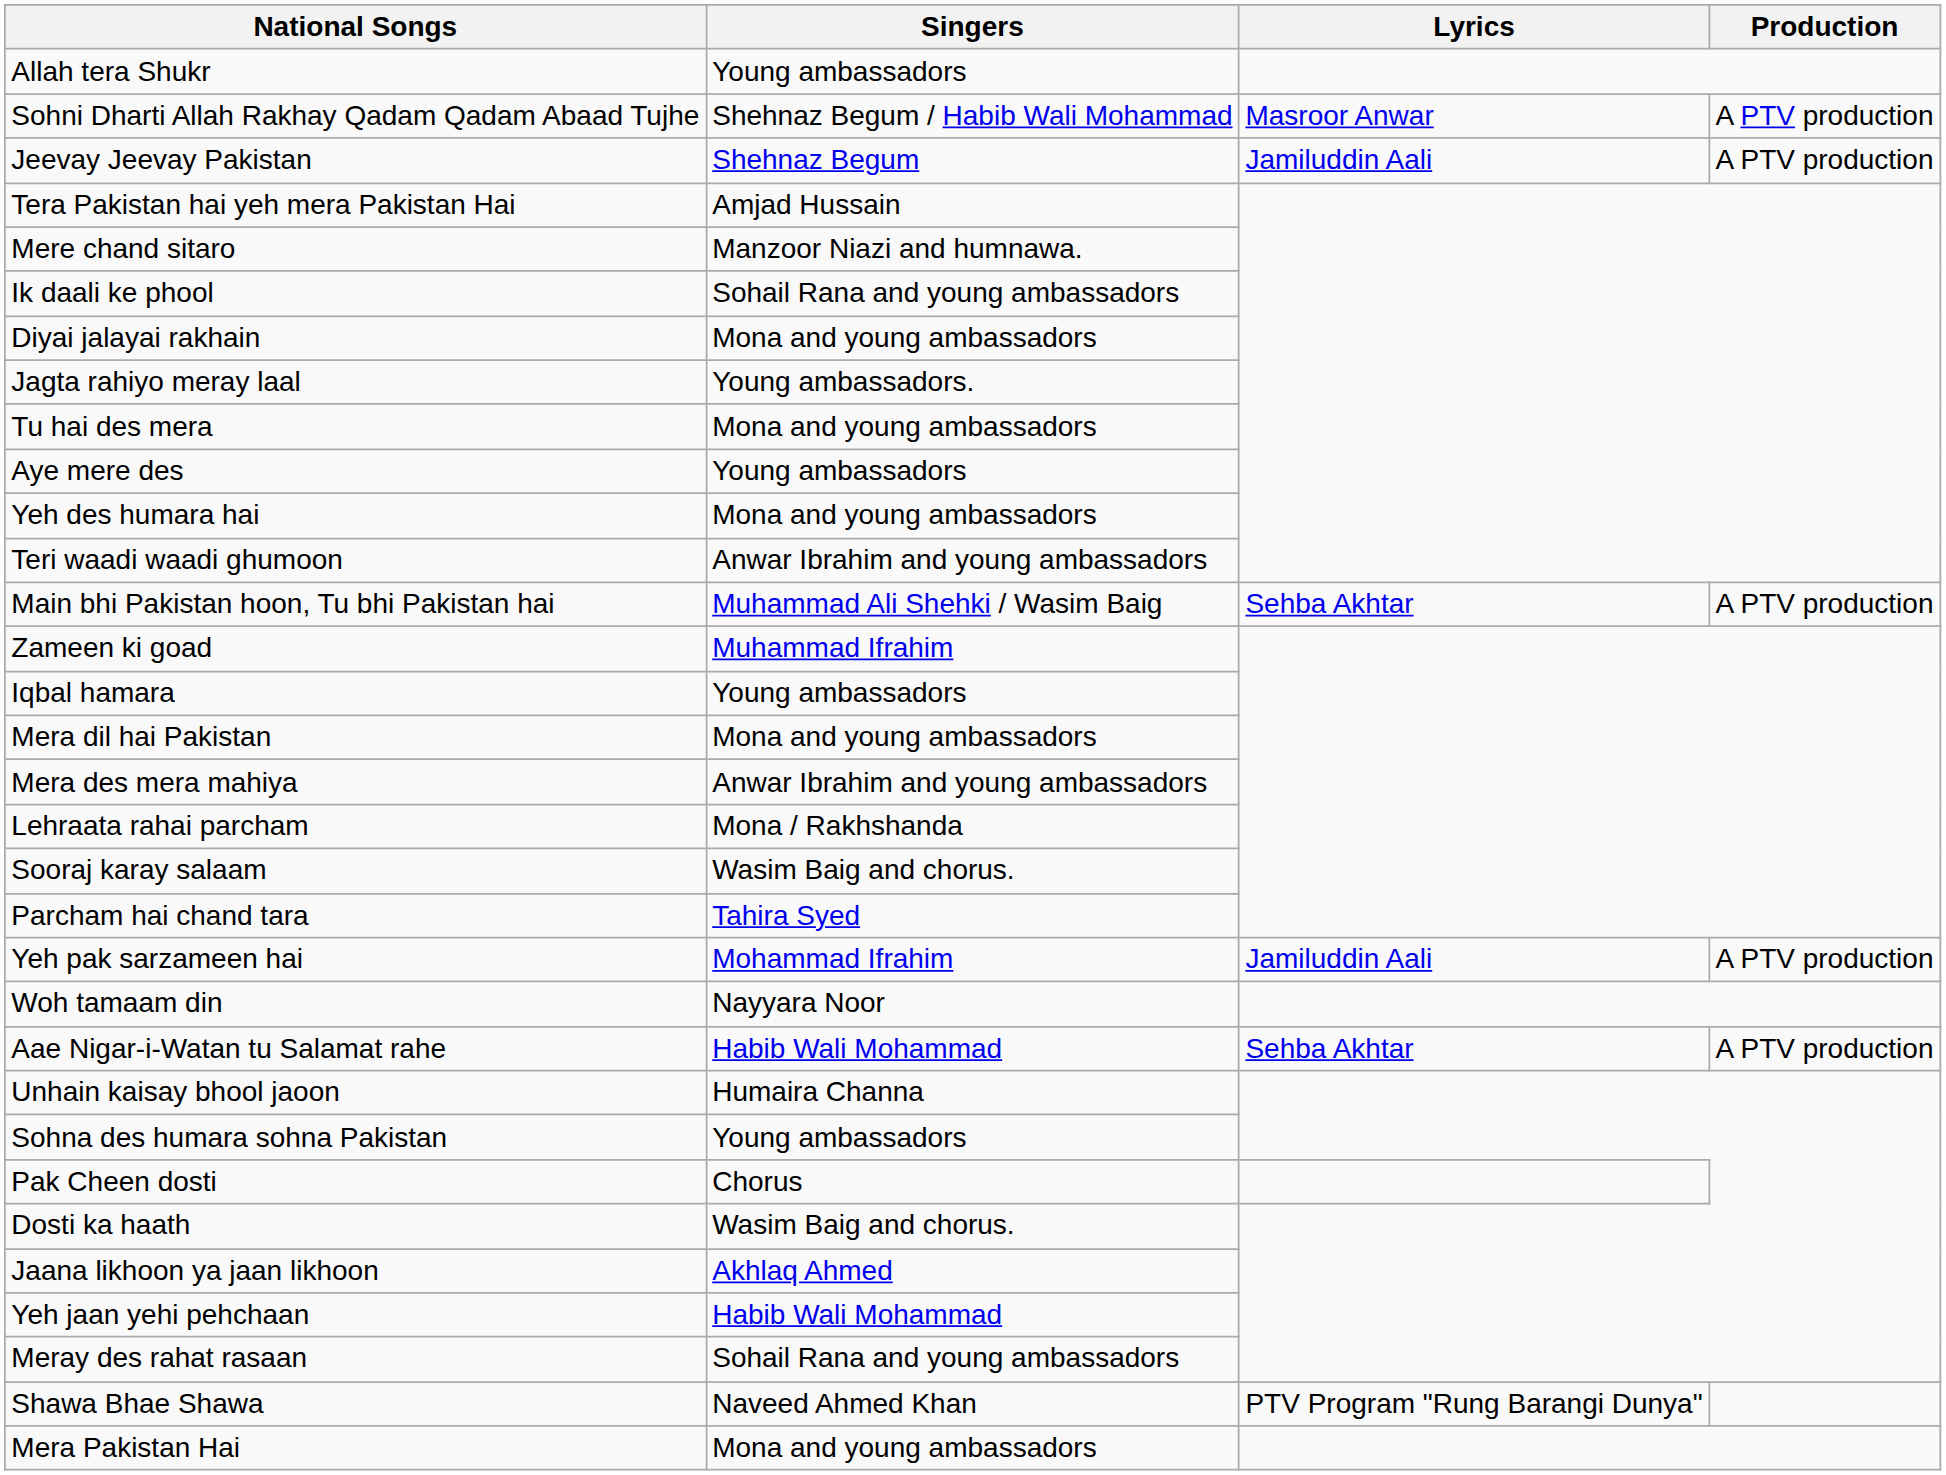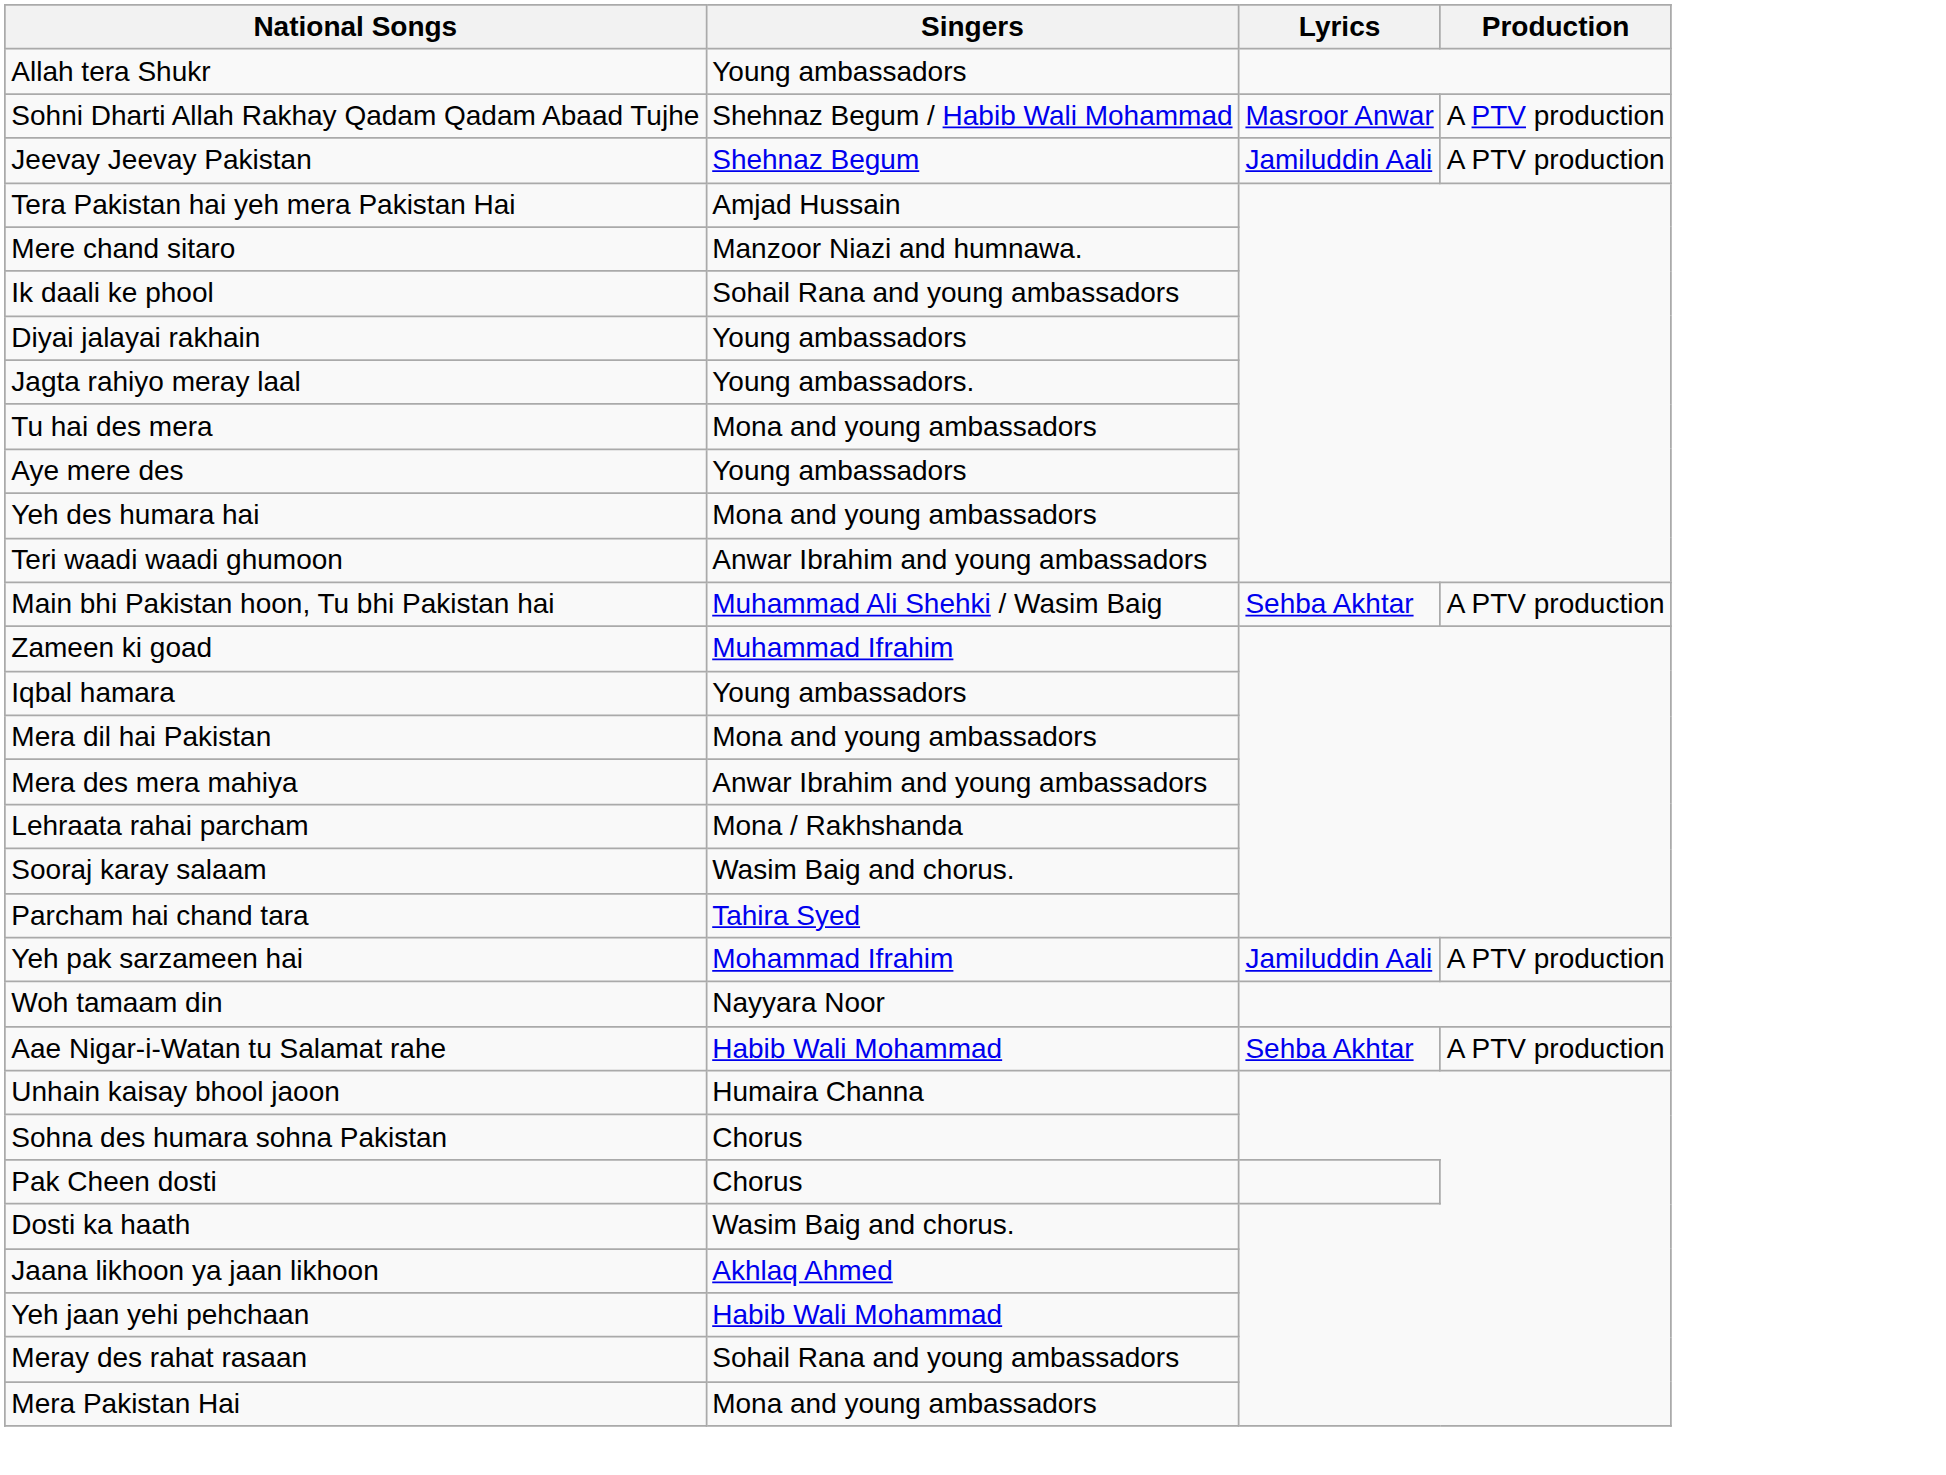(904, 337) Mona and young ambassadors -> (839, 337) Young ambassadors
(839, 1136) Young ambassadors -> (757, 1136) Chorus
- row: (137, 1403)
